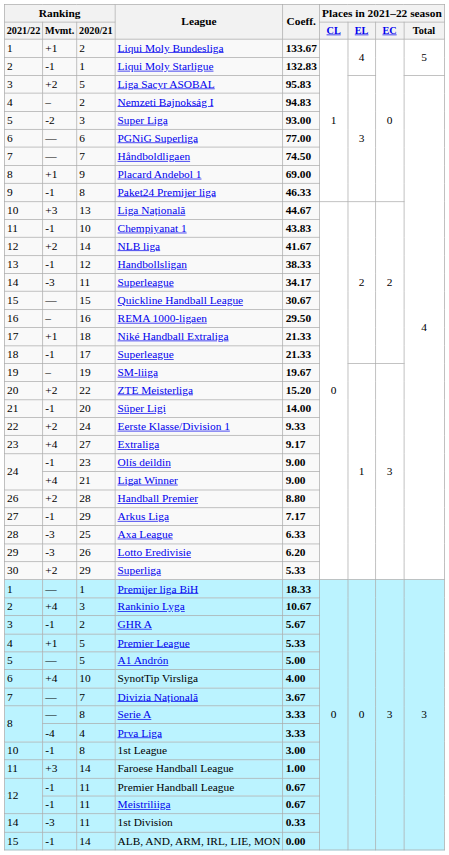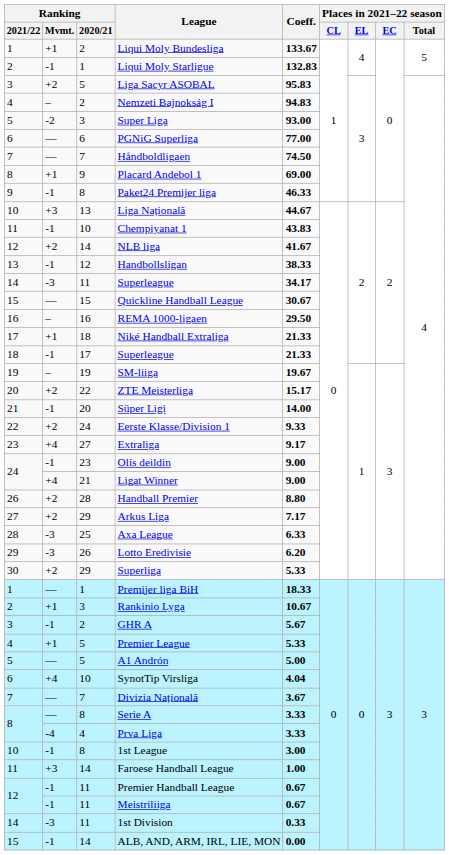(298, 390) 15.20 -> (298, 390) 15.17
(50, 516) -1 -> (51, 516) +2
(51, 606) +4 -> (51, 606) +1
(296, 678) 4.00 -> (296, 678) 4.04
